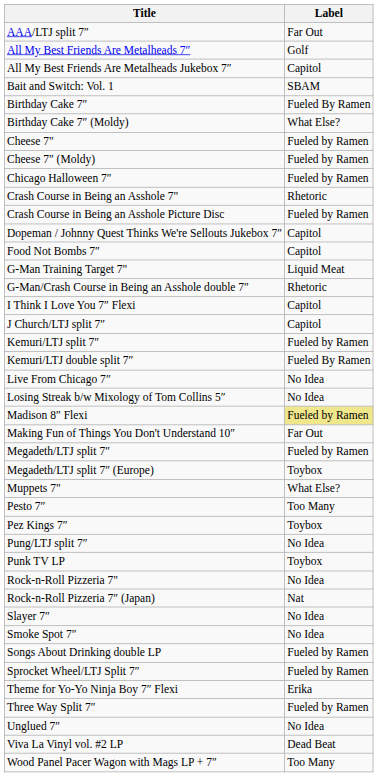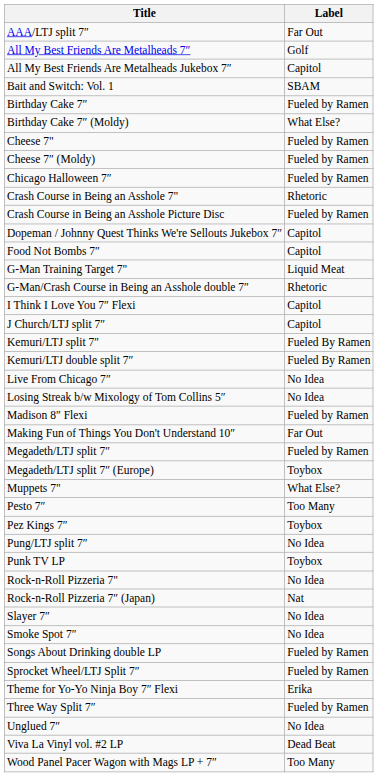(329, 104) Fueled By Ramen -> (328, 104) Fueled by Ramen
(328, 342) Fueled by Ramen -> (329, 342) Fueled By Ramen
(328, 415) khaki background -> (328, 415) no background
